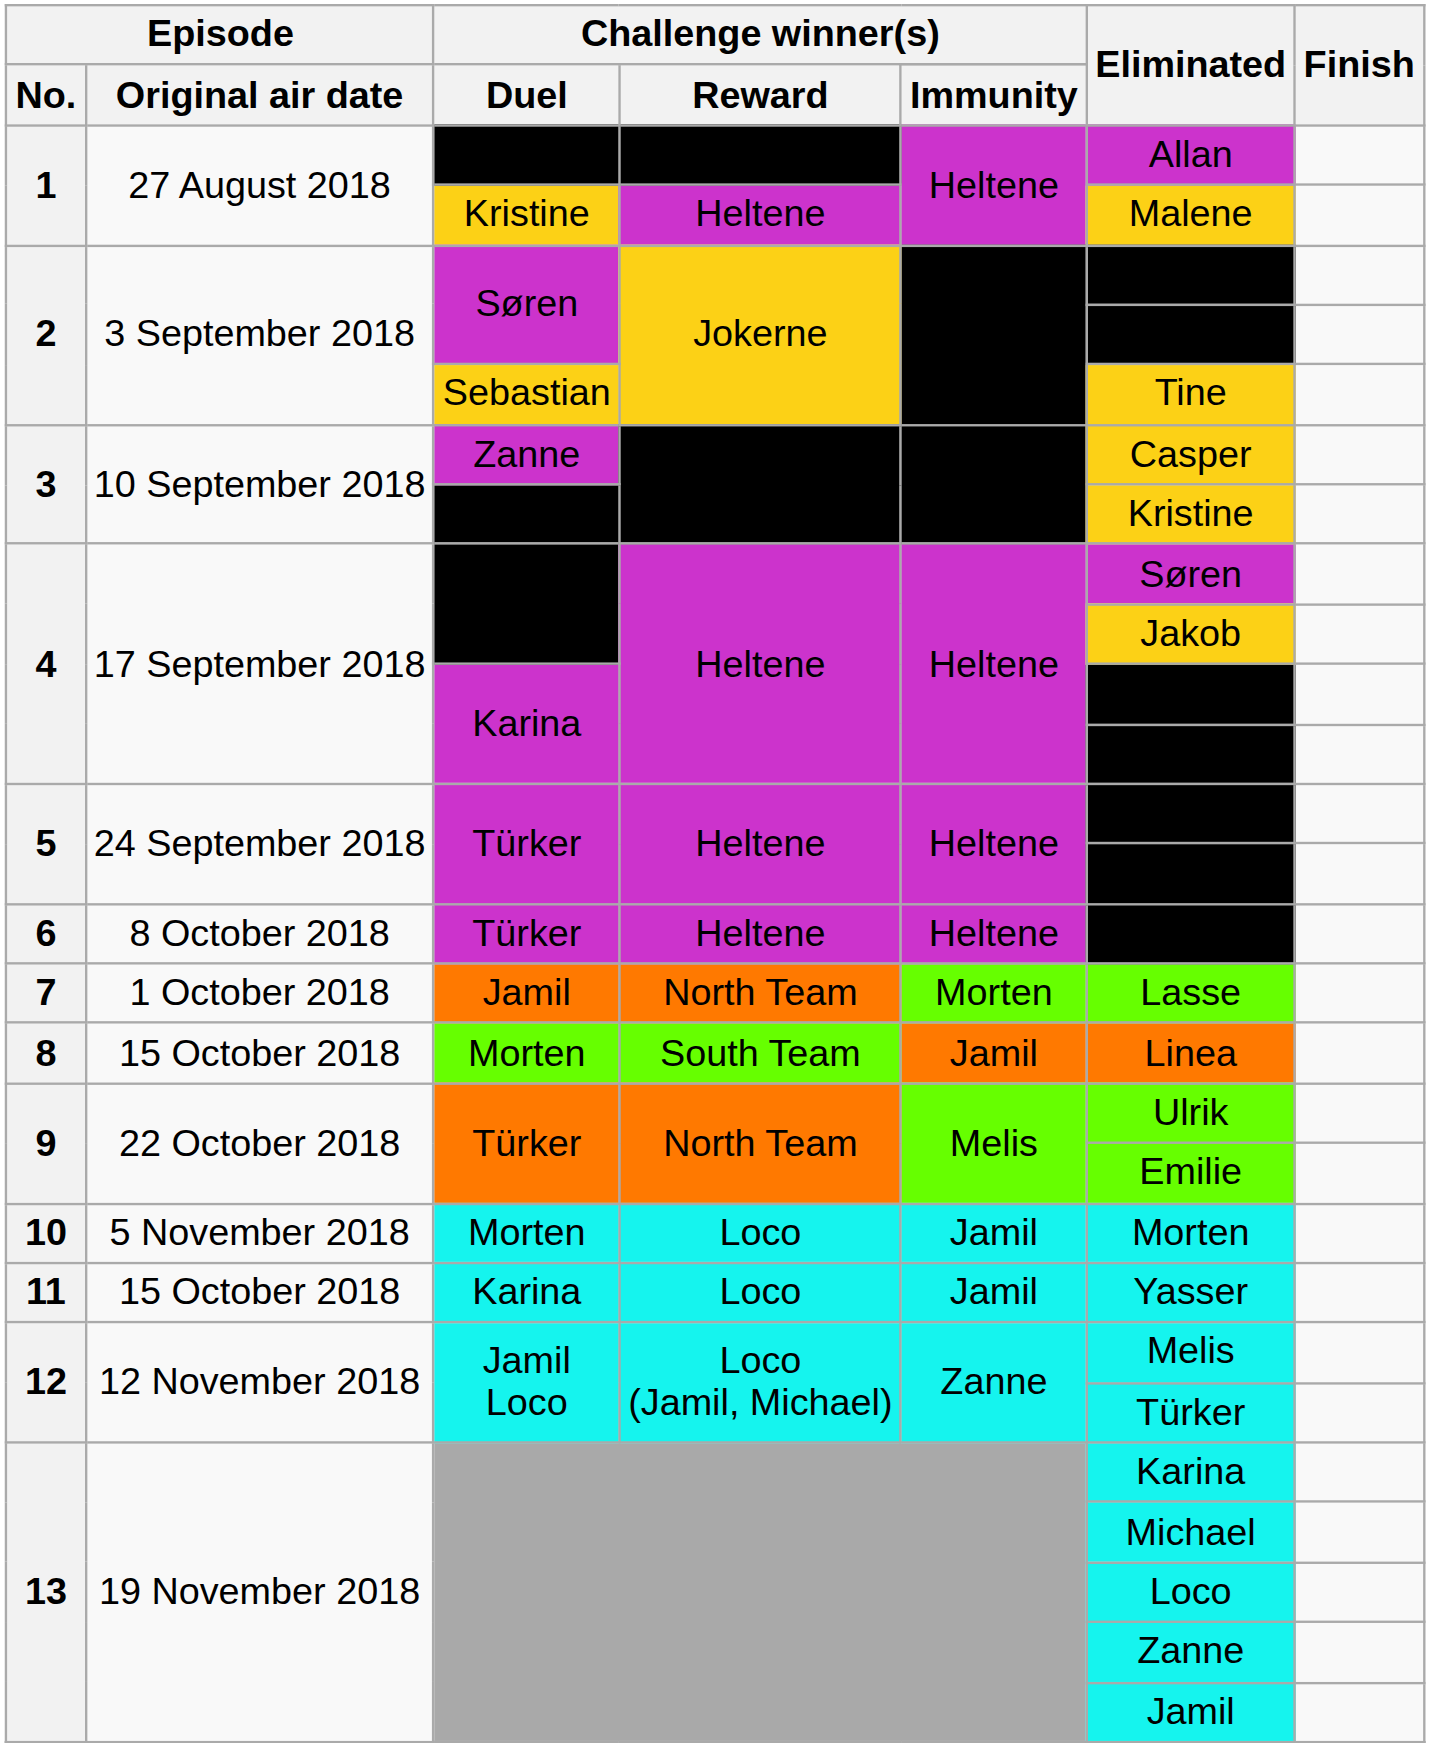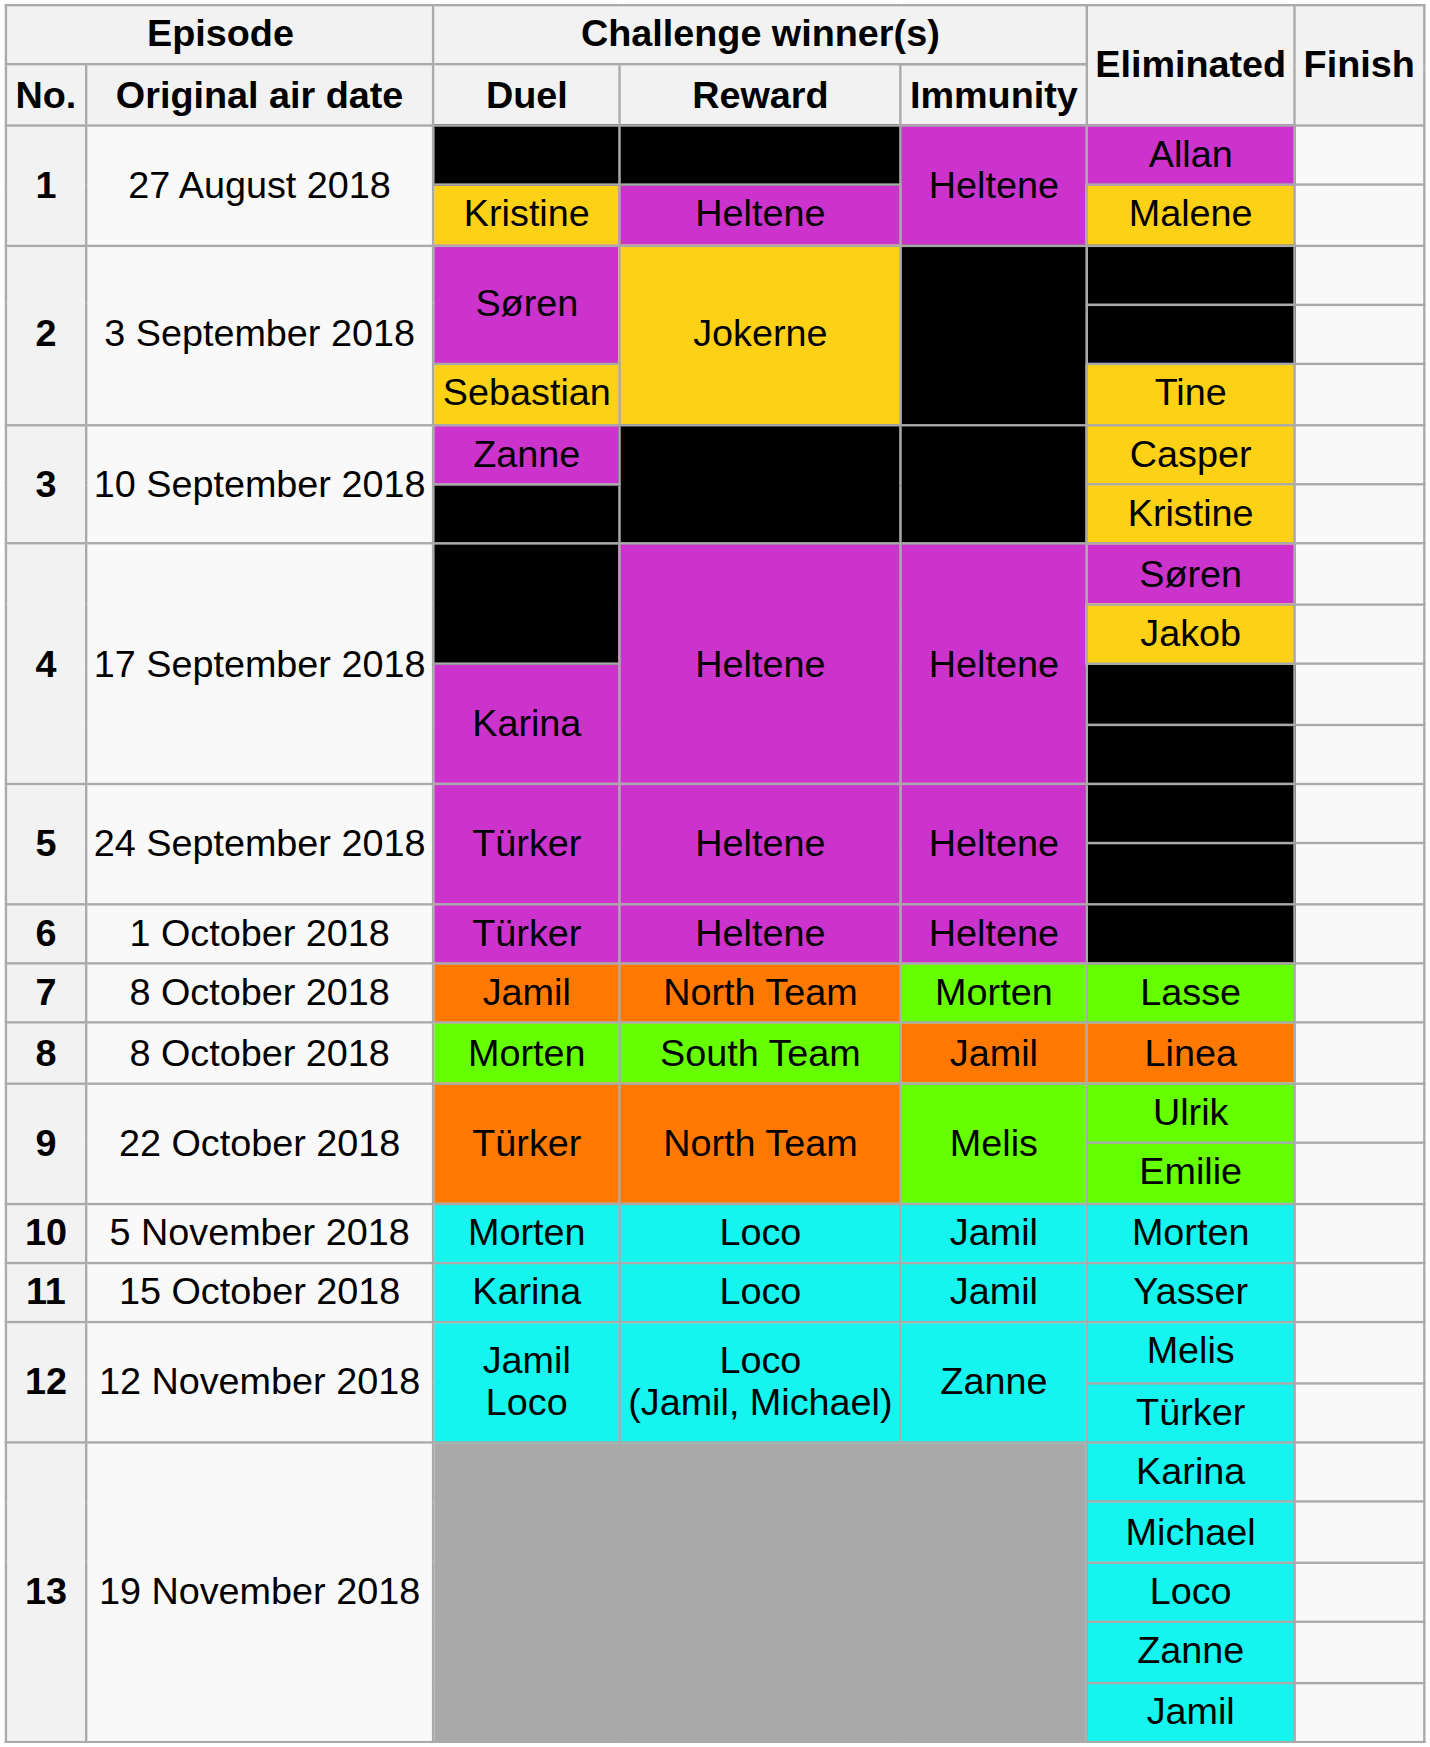(260, 932) 8 October 2018 -> (260, 932) 1 October 2018
(260, 992) 1 October 2018 -> (260, 992) 8 October 2018
(260, 1052) 15 October 2018 -> (260, 1052) 8 October 2018
